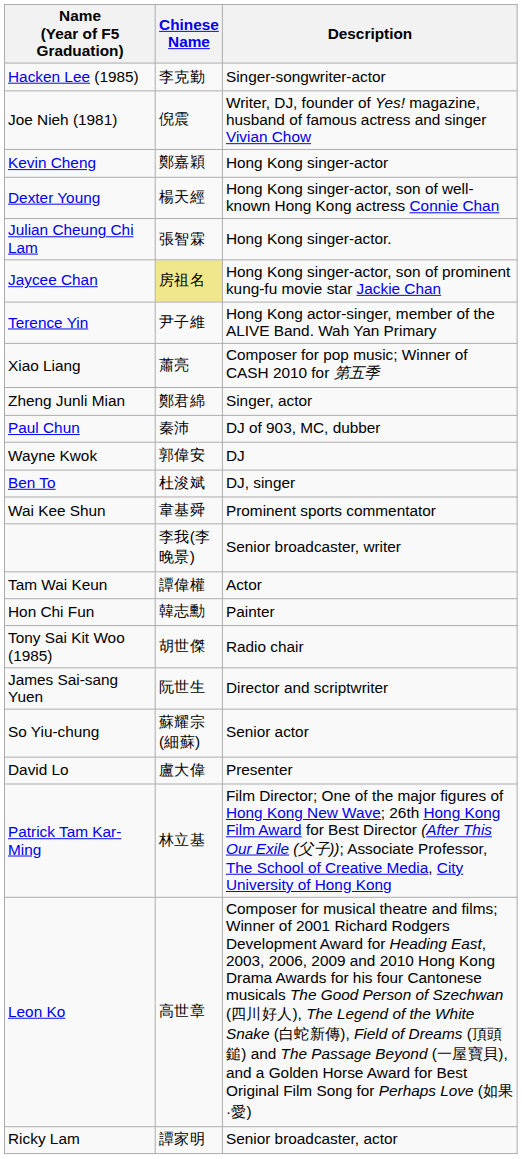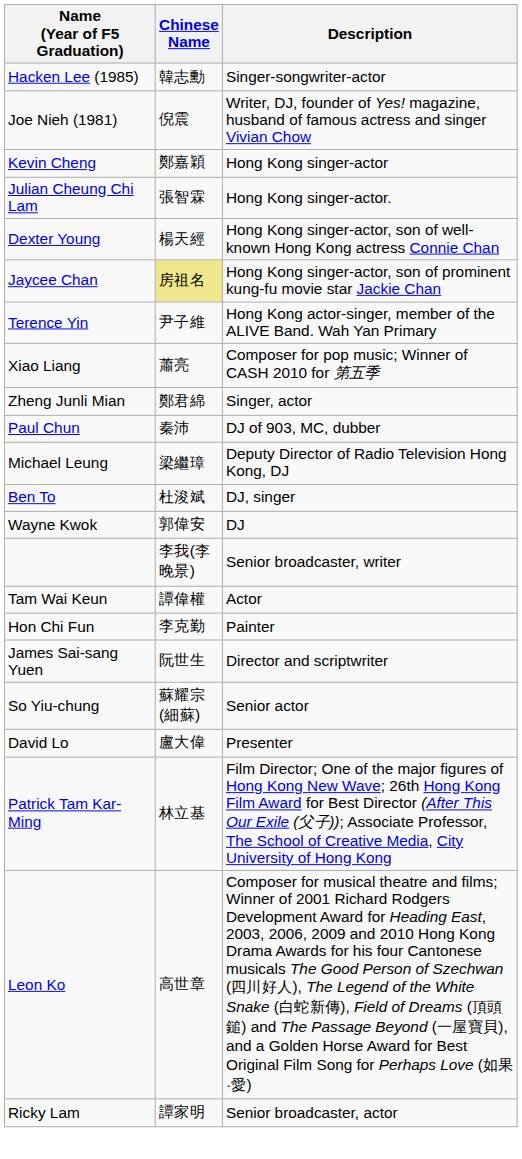(182, 76) 李克勤 -> (182, 76) 韓志勳
rows swapped: (71, 239) <-> (54, 197)
+ row: (58, 463)
rows swapped: (32, 483) <-> (53, 456)
- row: (57, 510)
(182, 611) 韓志勳 -> (182, 626) 李克勤
- row: (66, 646)
